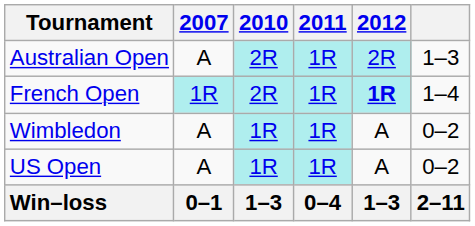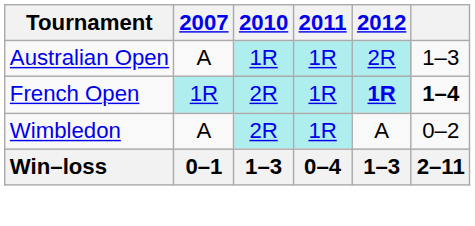(264, 58) 2R -> (264, 58) 1R
(441, 94) normal -> (441, 94) bold
(264, 130) 1R -> (264, 130) 2R
- row: (55, 166)
